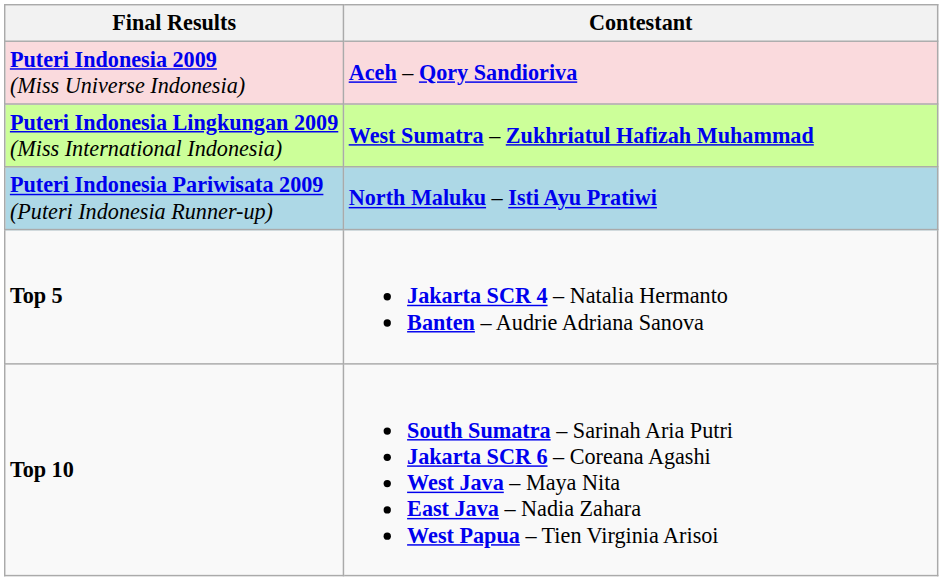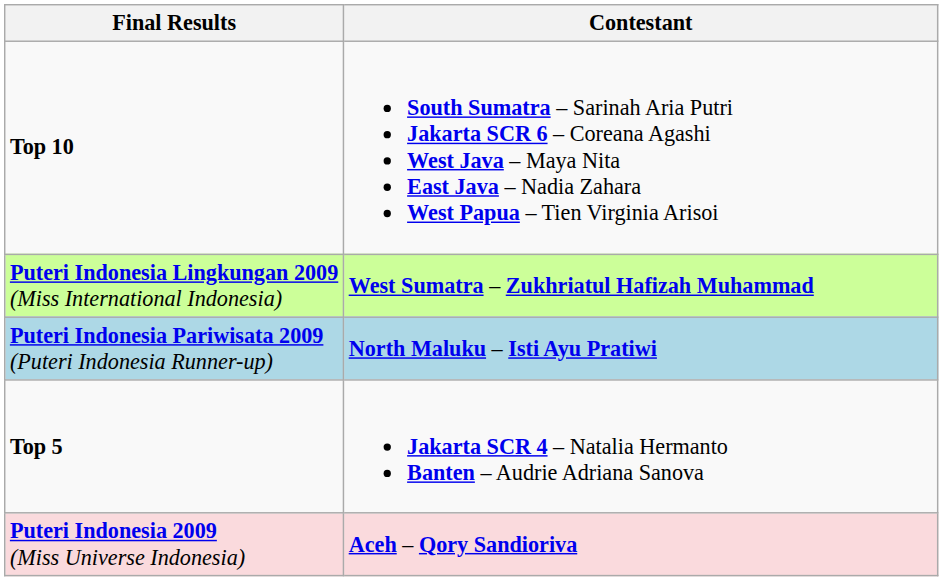rows swapped: (128, 72) <-> (42, 469)
